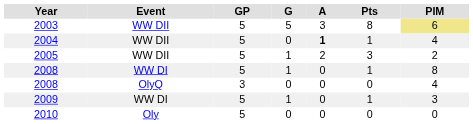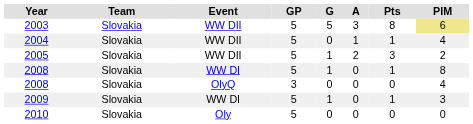+ column: (122, 11)
(322, 41) bold -> (356, 41) normal
